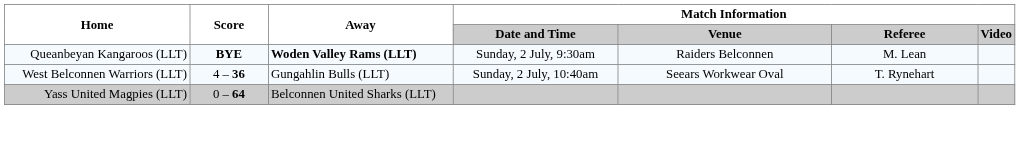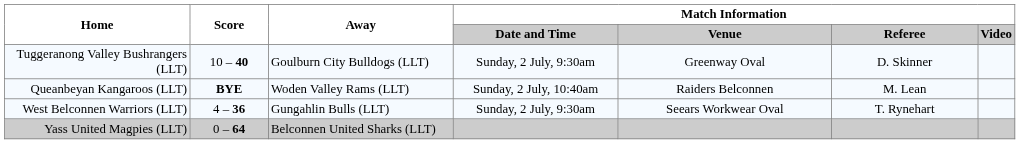+ row: (102, 61)
(344, 54) bold -> (340, 88) normal
(535, 54) Sunday, 2 July, 9:30am -> (536, 88) Sunday, 2 July, 10:40am
(535, 74) Sunday, 2 July, 10:40am -> (536, 108) Sunday, 2 July, 9:30am
